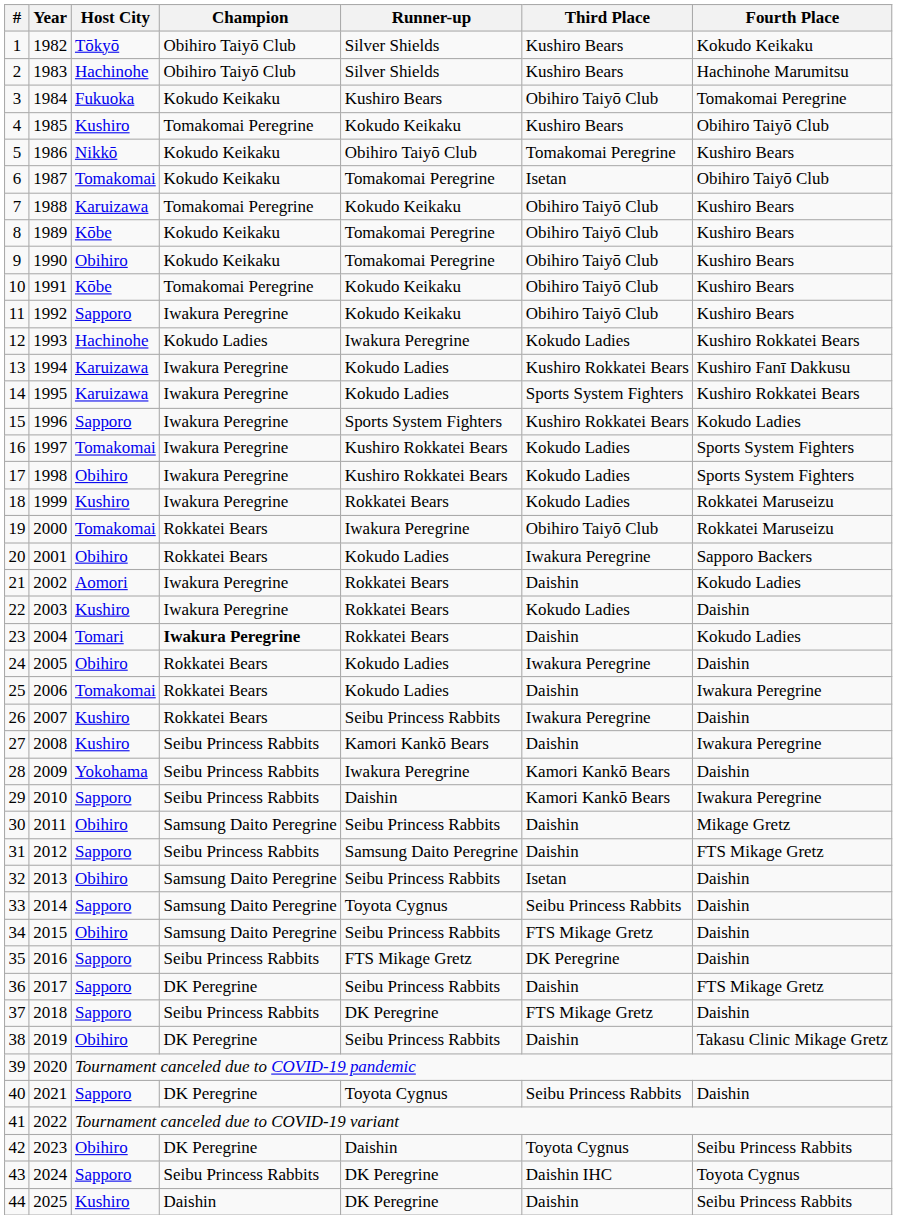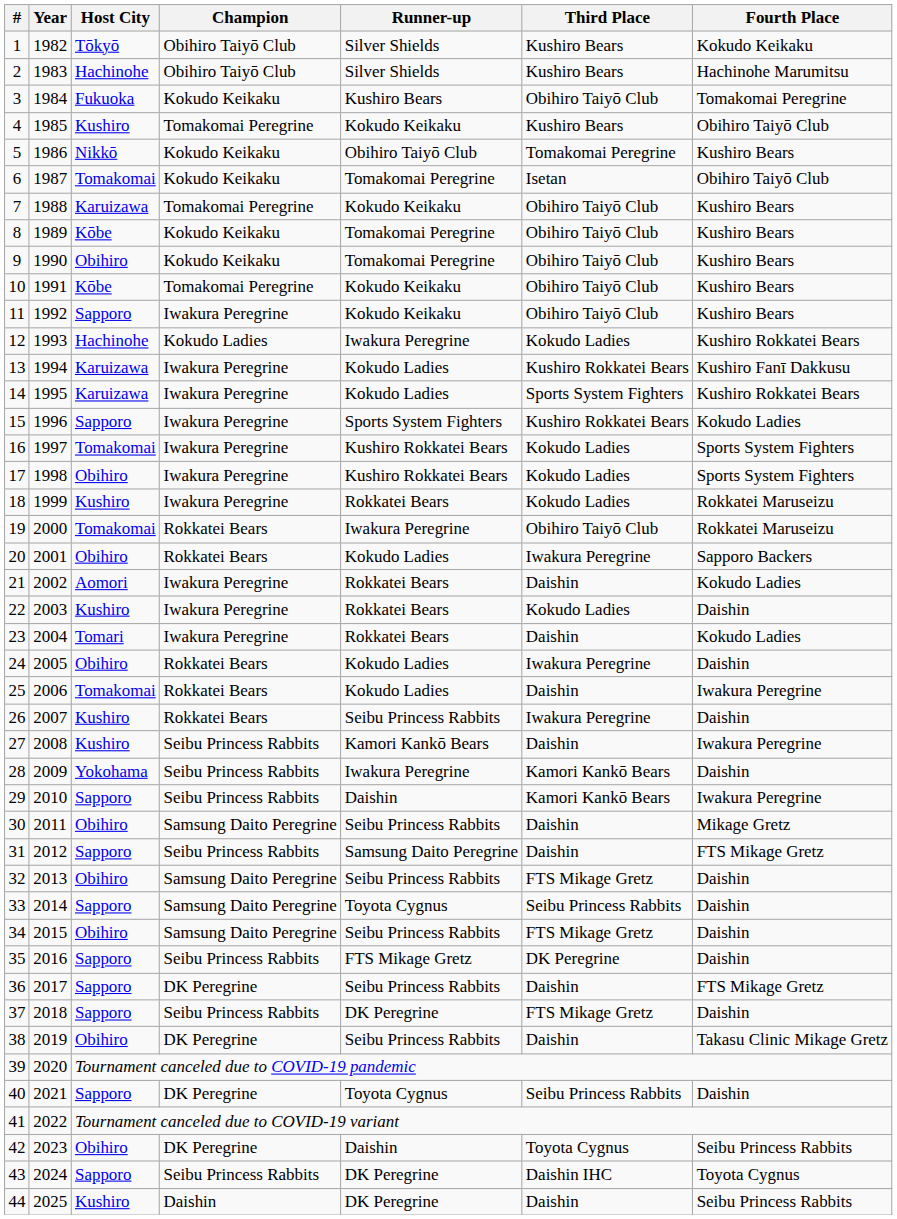(232, 636) bold -> (226, 636) normal
(546, 878) Isetan -> (589, 878) FTS Mikage Gretz
